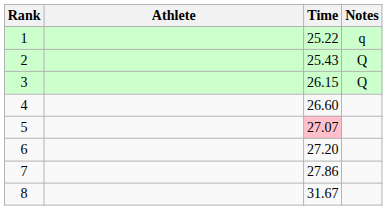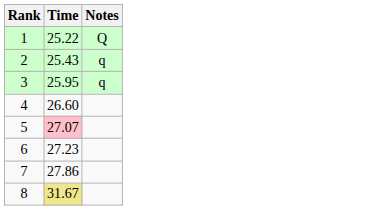- column: (174, 15)
(362, 37) q -> (102, 37) Q
(362, 60) Q -> (102, 60) q
(323, 82) 26.15 -> (63, 82) 25.95
(362, 82) Q -> (102, 82) q
(323, 149) 27.20 -> (63, 149) 27.23
(323, 194) no background -> (63, 194) khaki background
